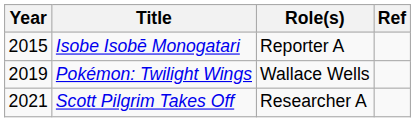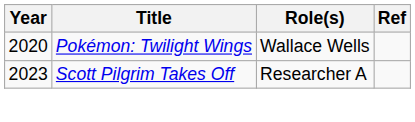- row: (148, 46)
(28, 74) 2019 -> (28, 46) 2020
(28, 102) 2021 -> (28, 74) 2023
